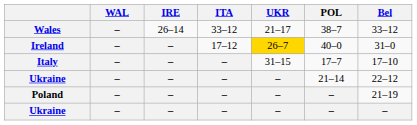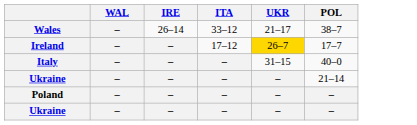- column: (385, 12)
(331, 45) 40–0 -> (331, 45) 17–7
(331, 62) 17–7 -> (331, 62) 40–0
